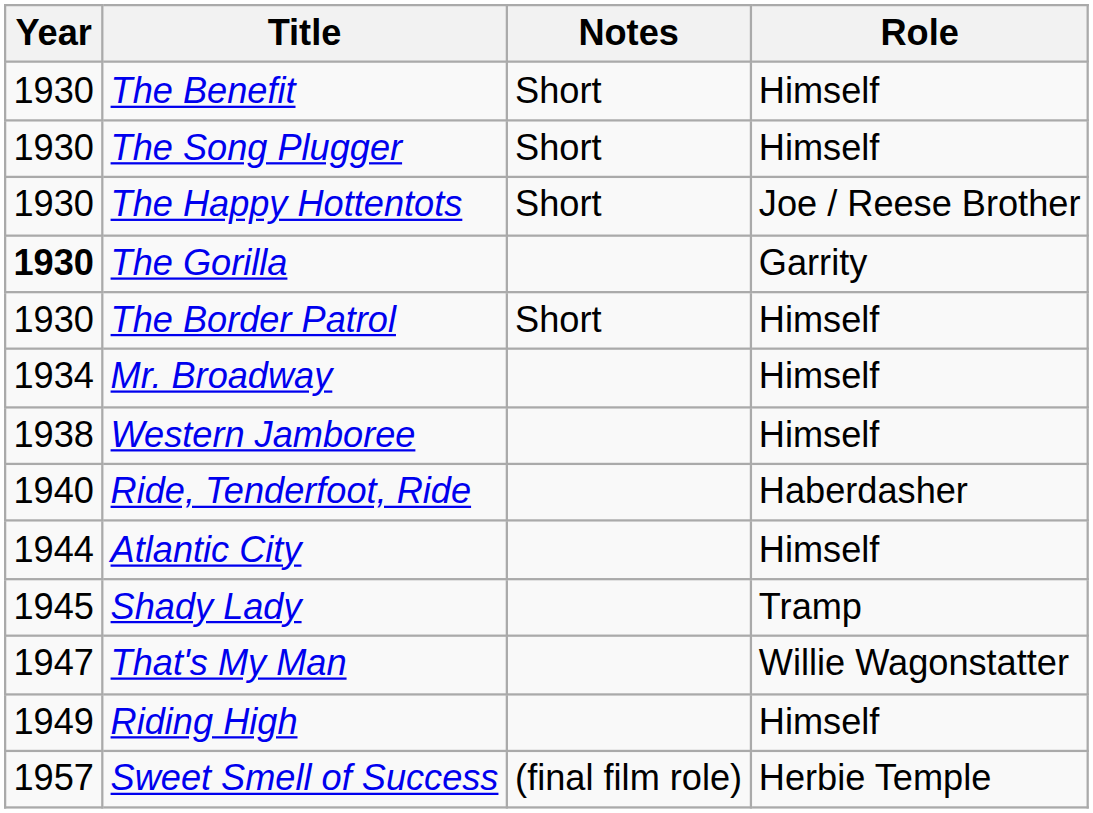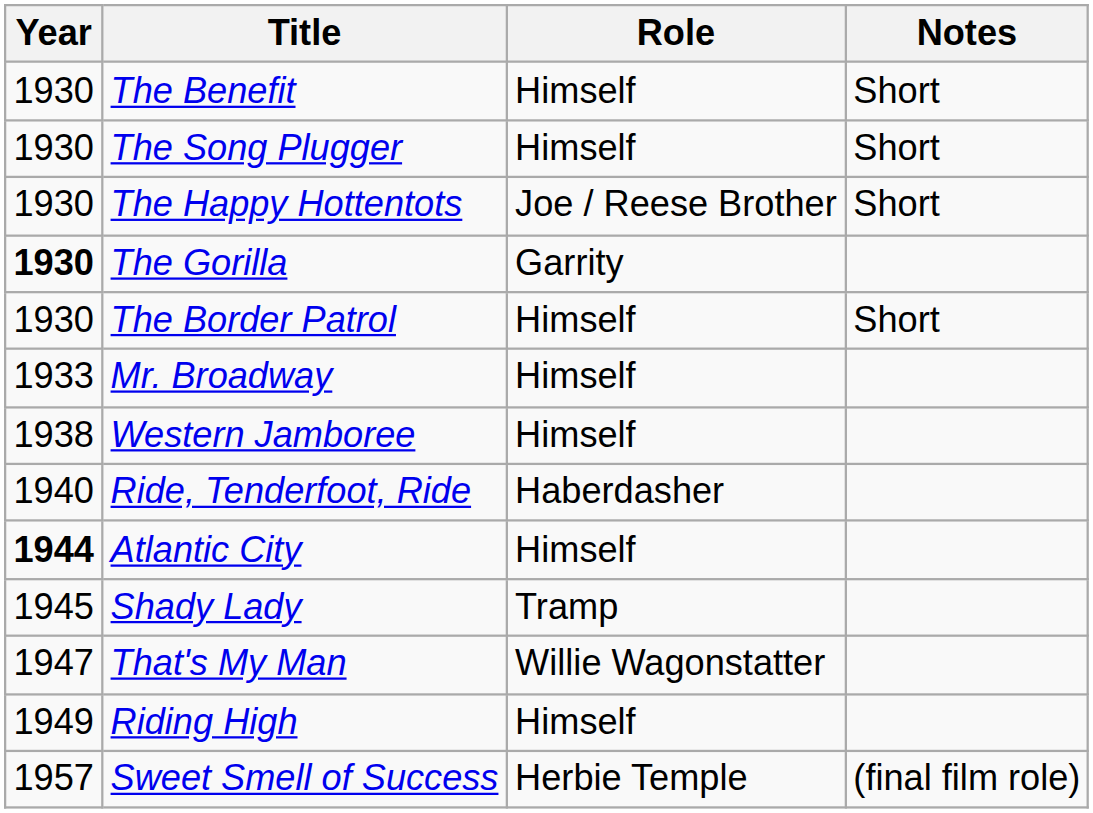columns swapped: (920, 33) <-> (629, 33)
(54, 377) 1934 -> (54, 377) 1933
(54, 549) normal -> (54, 549) bold
